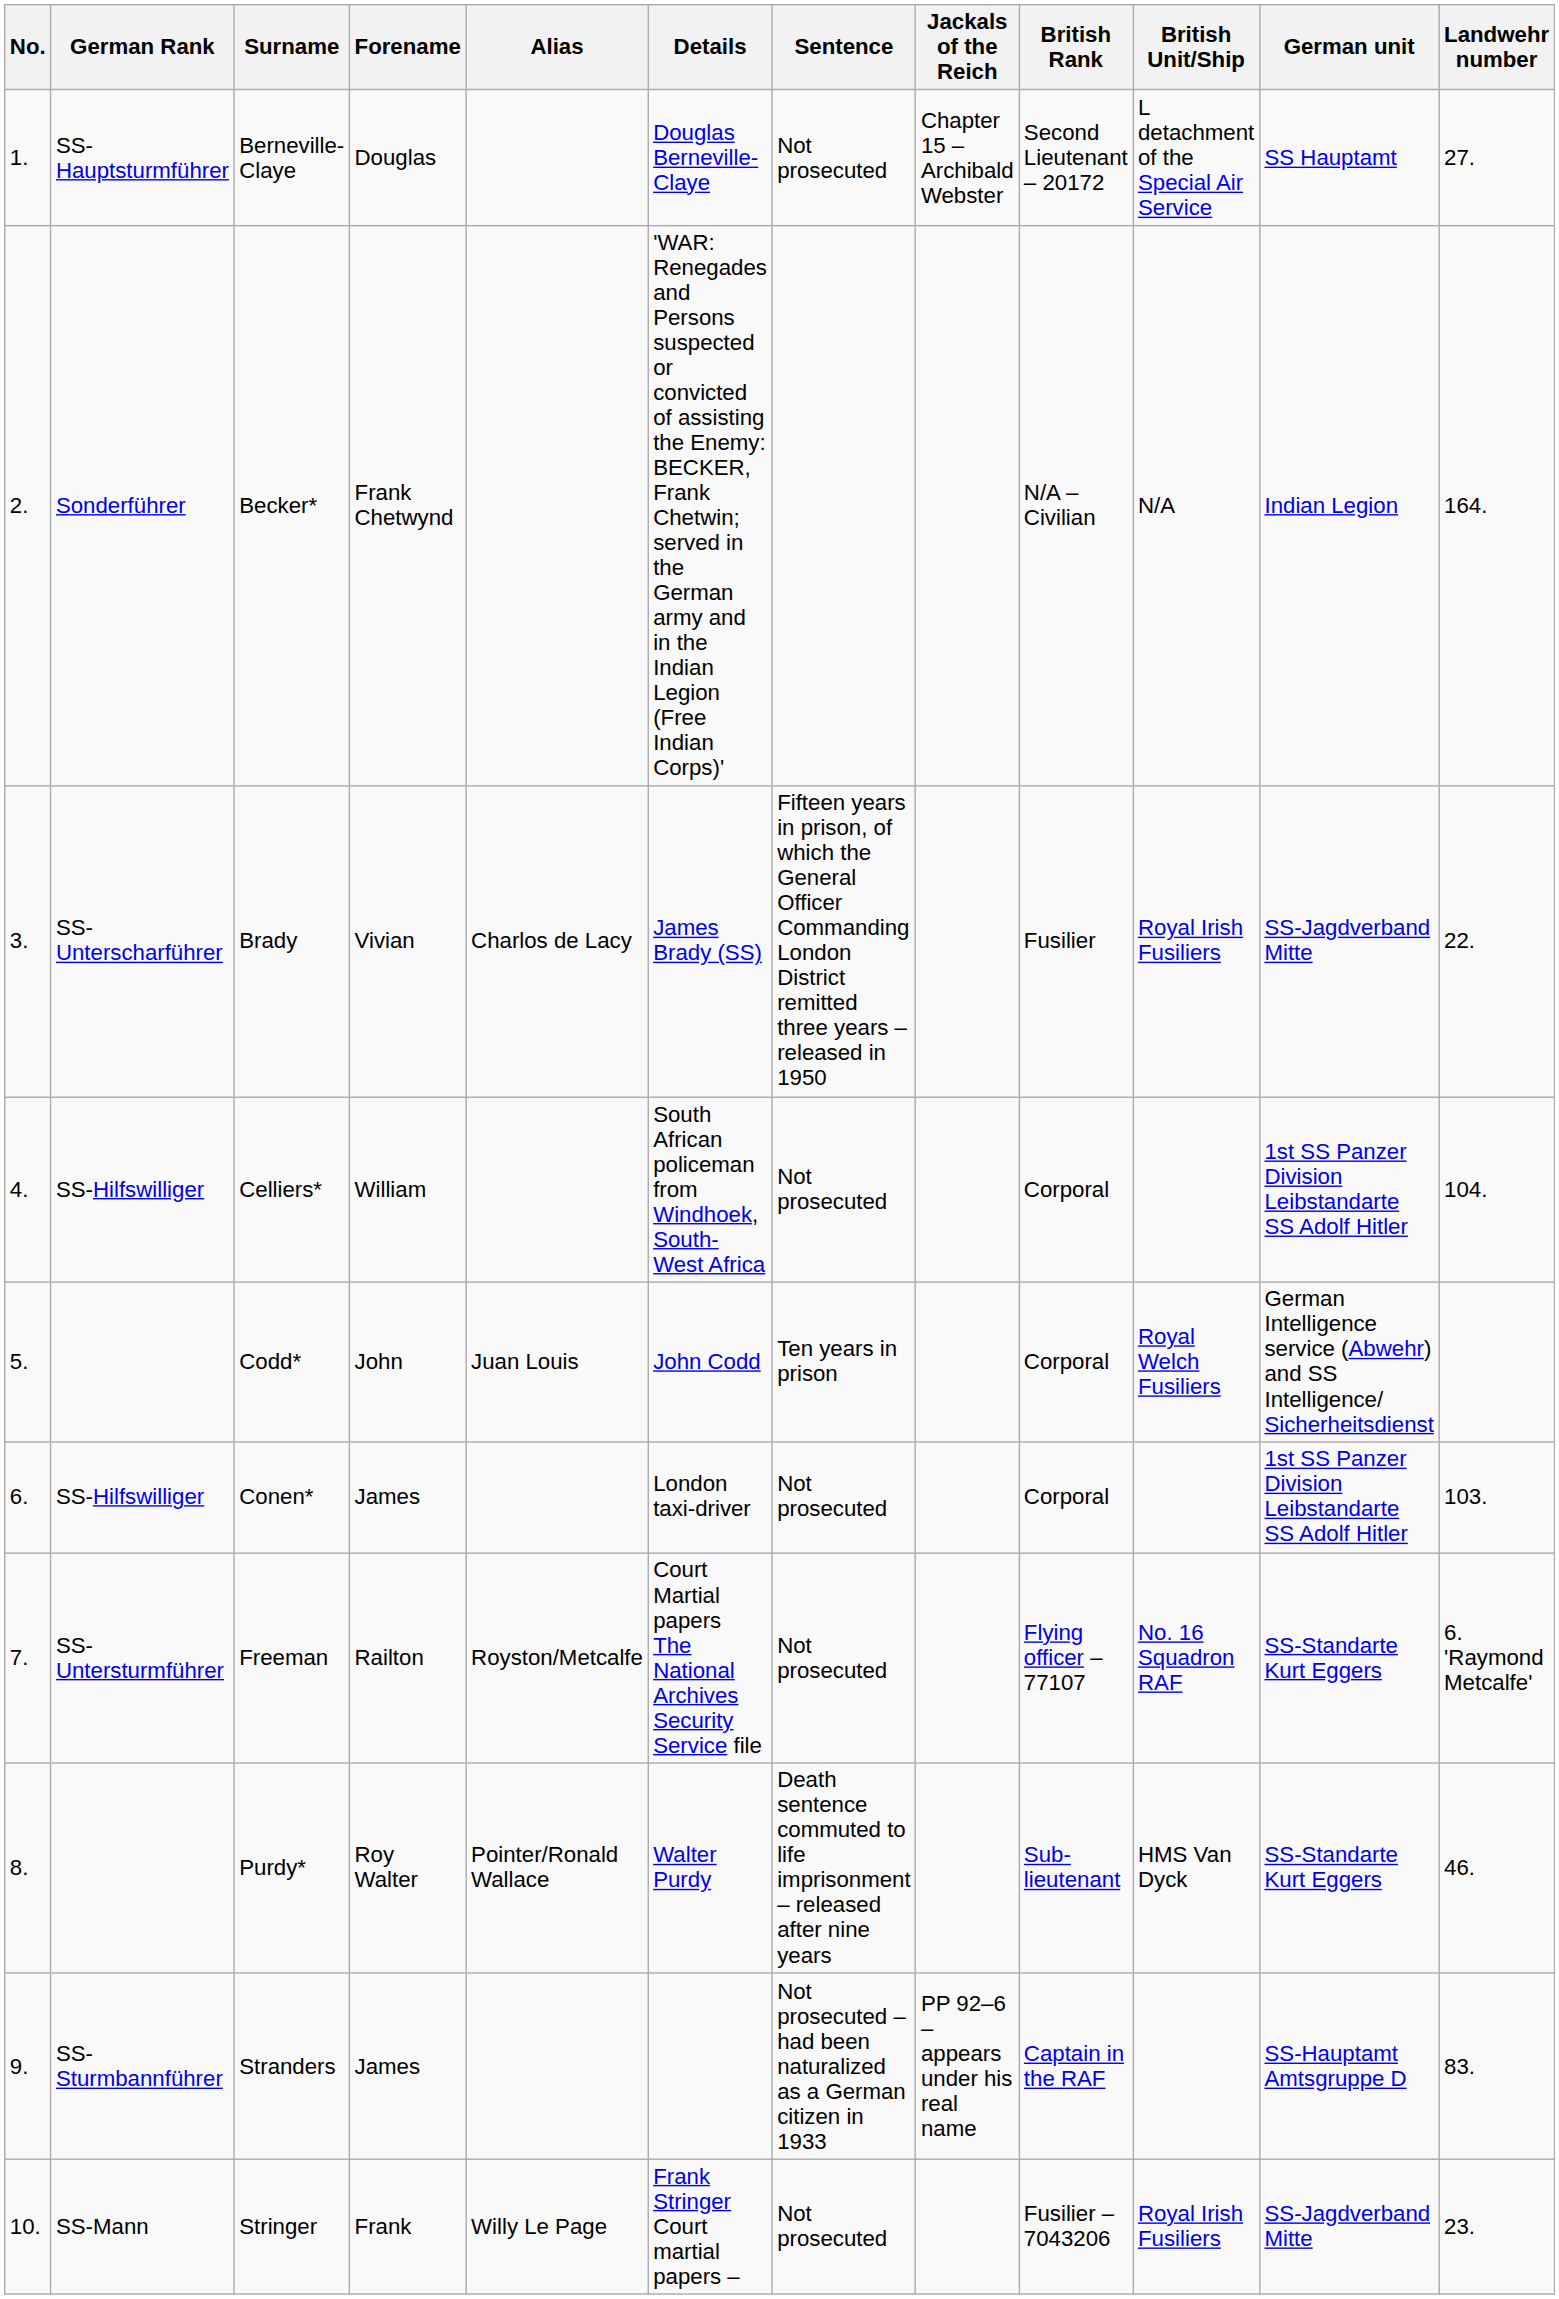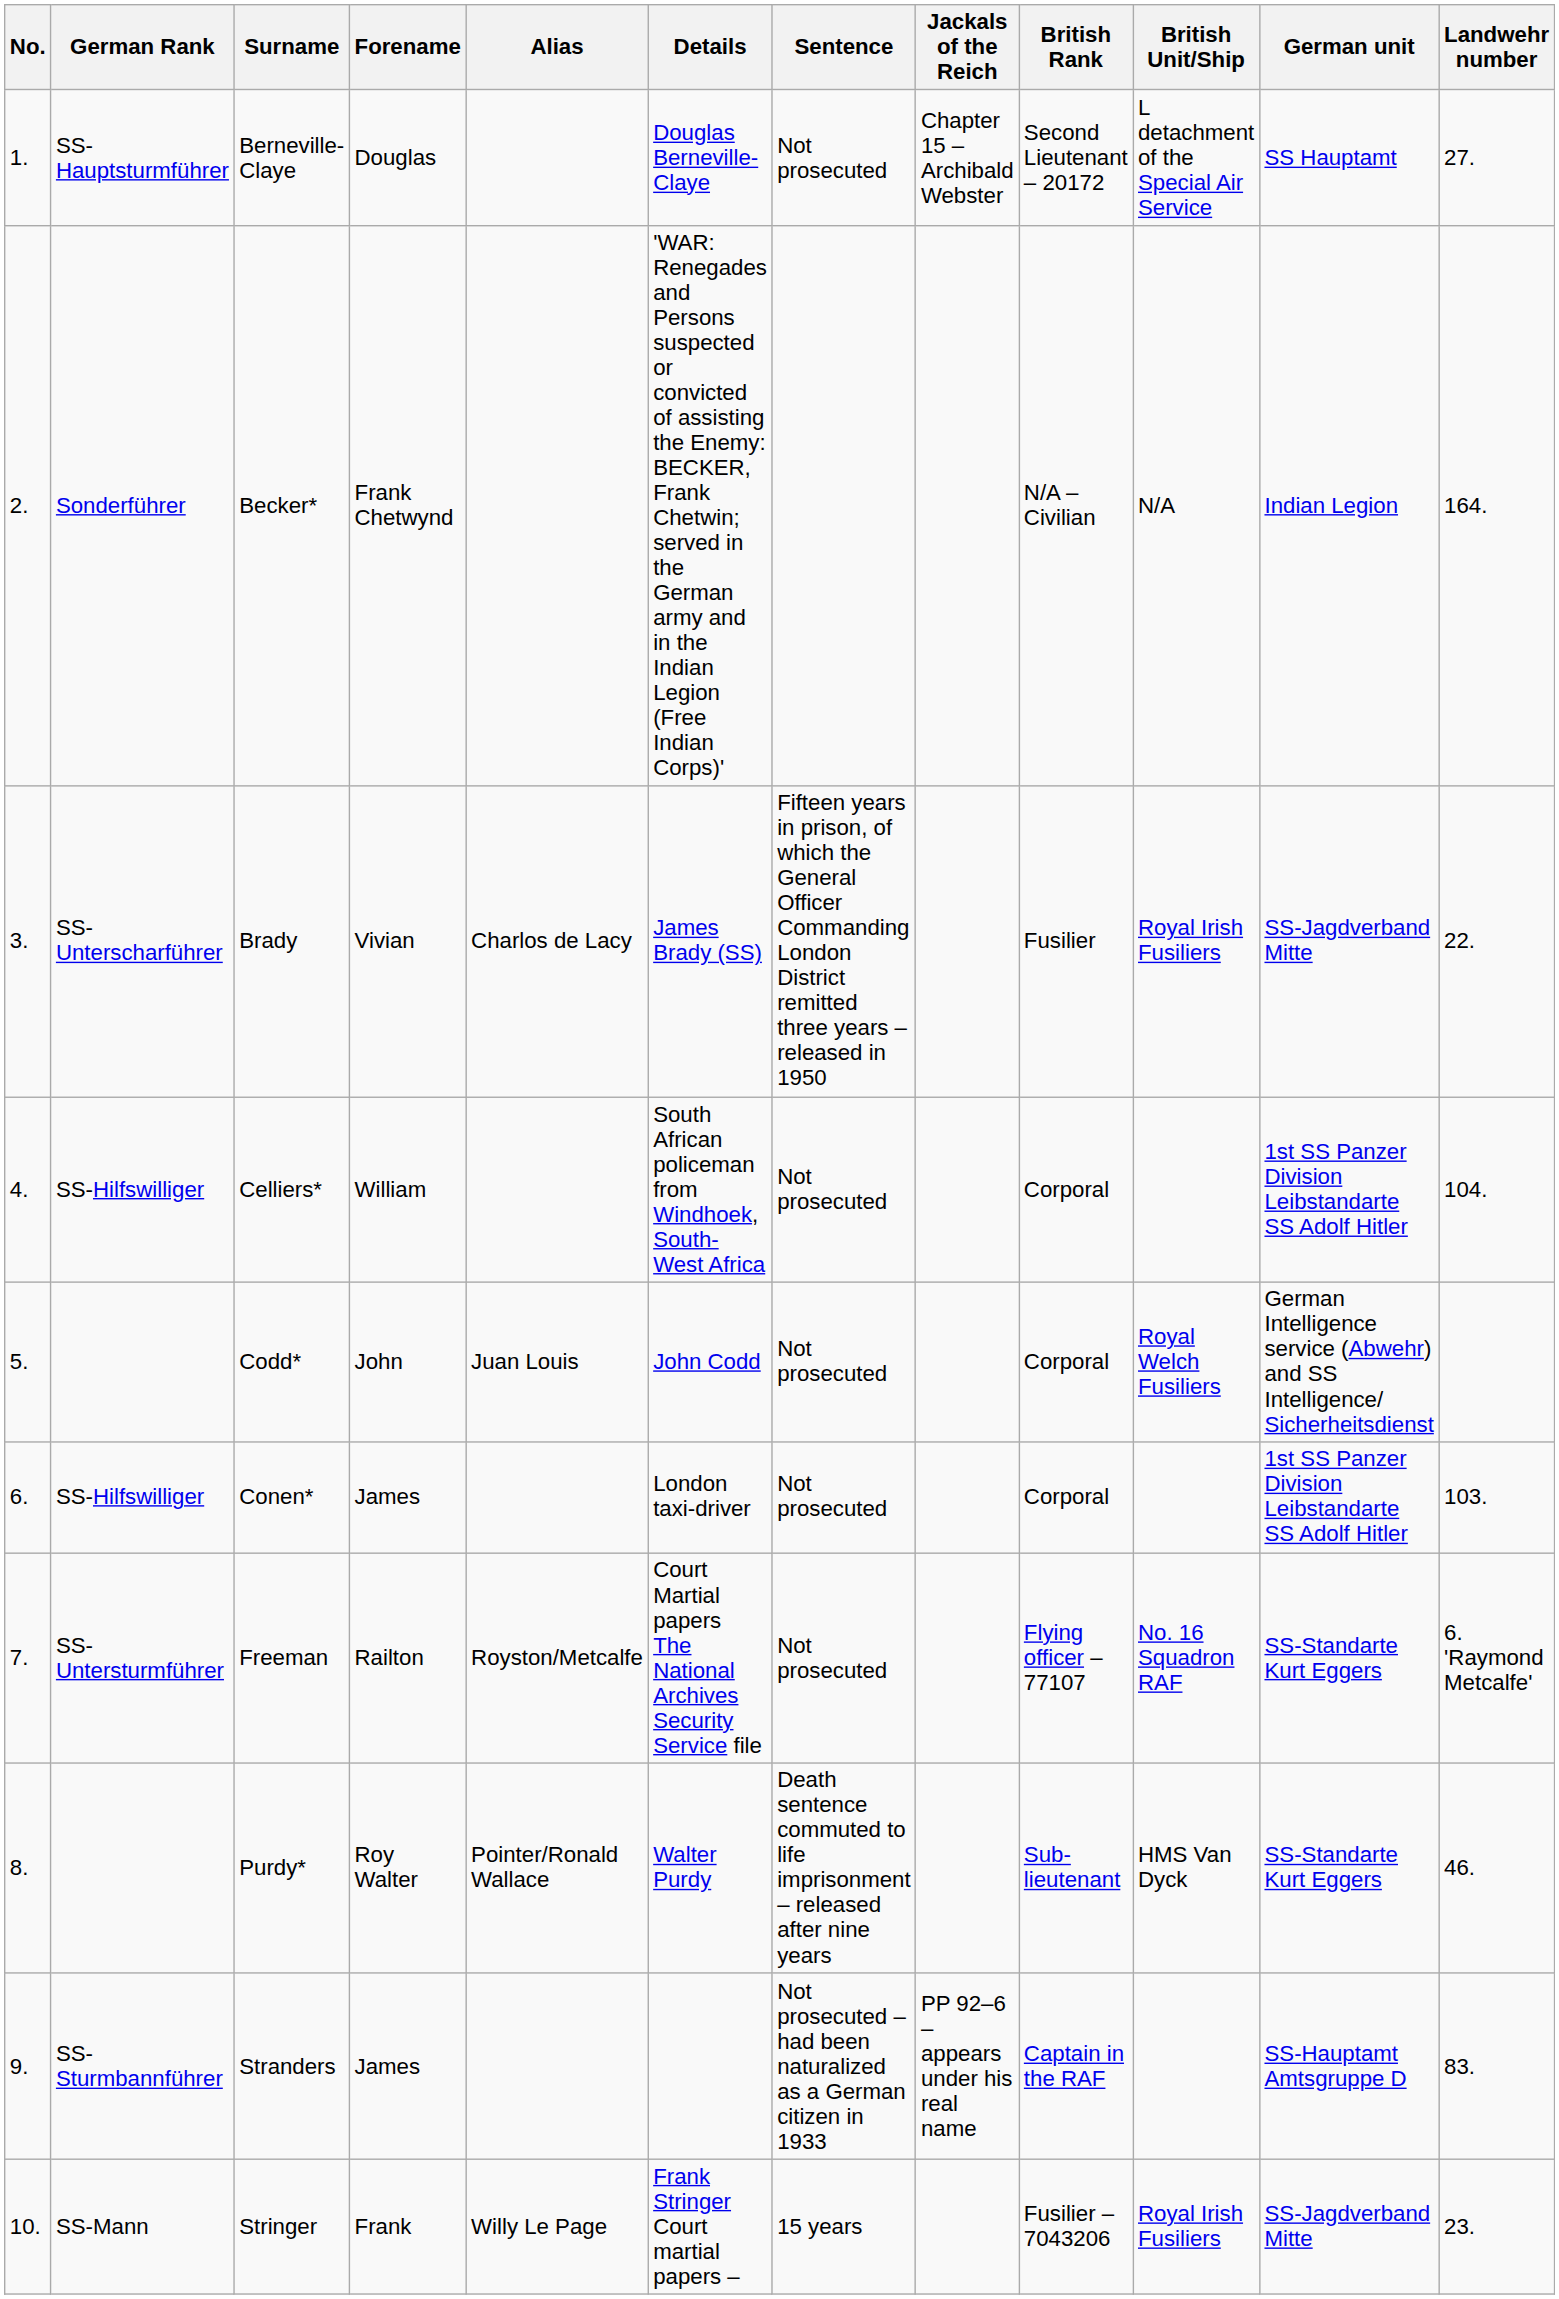(837, 1361) Ten years in prison -> (832, 1361) Not prosecuted
(832, 2226) Not prosecuted -> (820, 2226) 15 years
